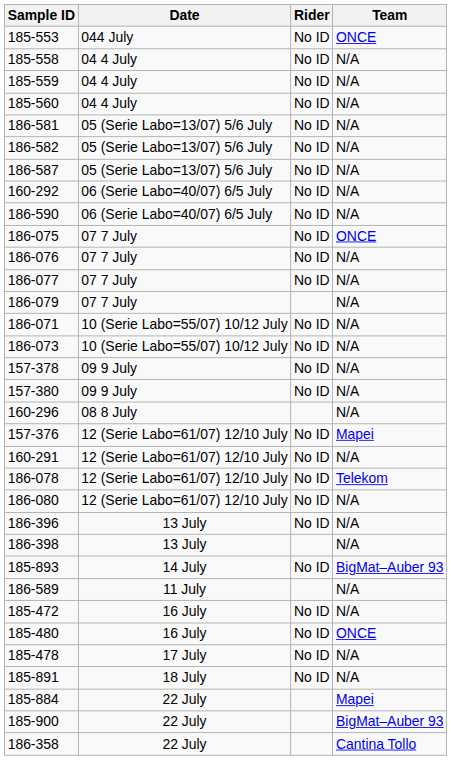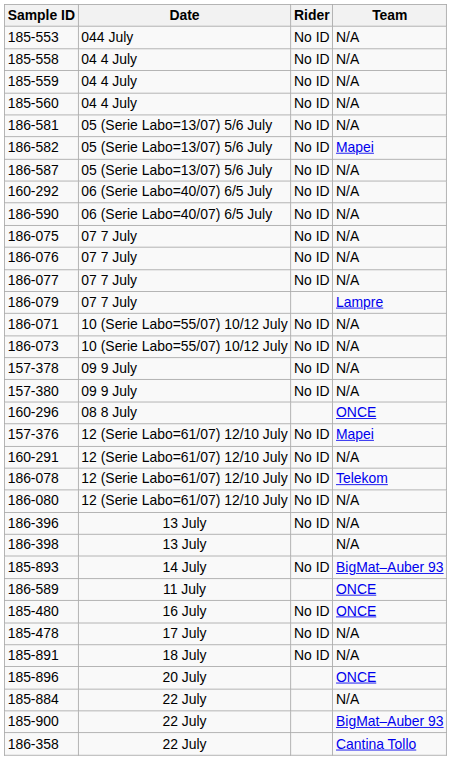(356, 37) ONCE -> (348, 37) N/A
(348, 147) N/A -> (355, 147) Mapei
(356, 236) ONCE -> (348, 236) N/A
(348, 302) N/A -> (360, 302) Lampre
(348, 412) N/A -> (356, 412) ONCE
(348, 589) N/A -> (356, 589) ONCE
- row: (33, 611)
+ row: (33, 677)
(355, 699) Mapei -> (348, 699) N/A
